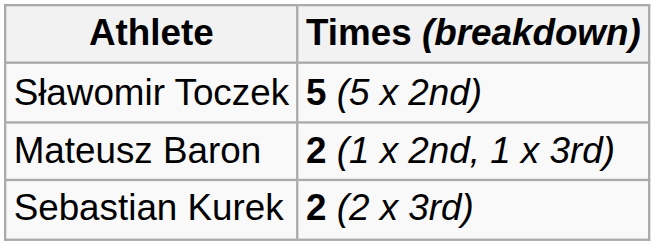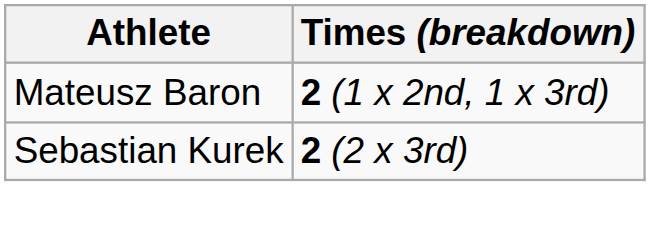- row: (151, 92)
